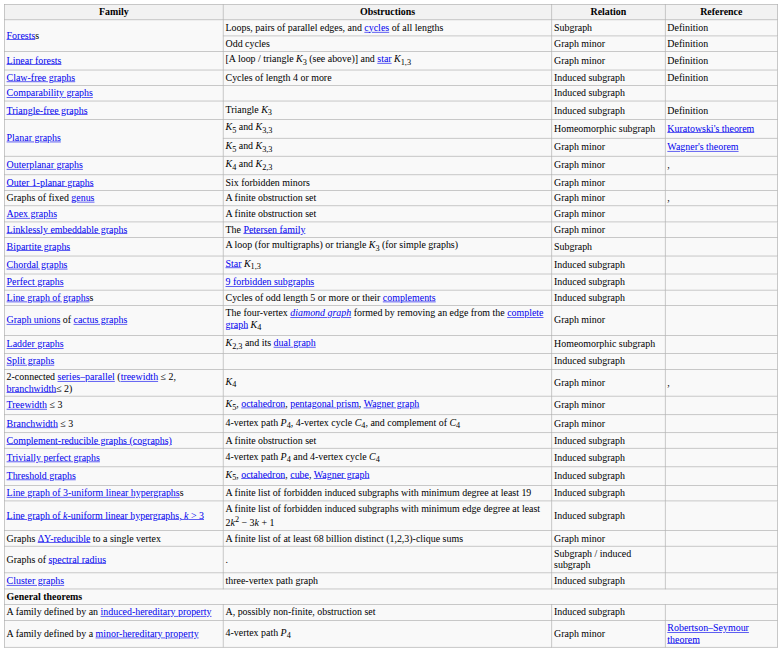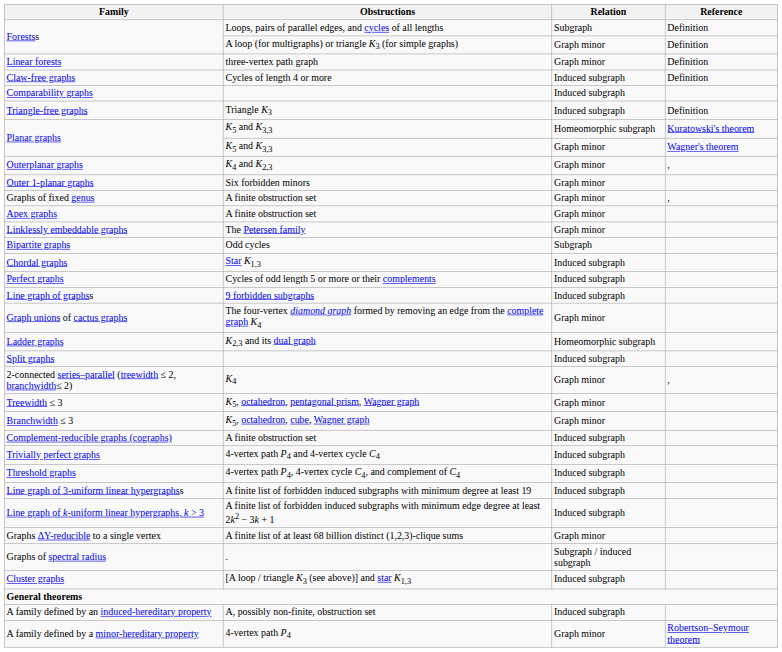(248, 43) Odd cycles -> (342, 45) A loop (for multigraphs) or triangle K3 (for simple graphs)
(318, 60) [A loop / triangle K3 (see above)] and star K1,3 -> (272, 62) three-vertex path graph
(342, 246) A loop (for multigraphs) or triangle K3 (for simple graphs) -> (248, 245) Odd cycles
(270, 282) 9 forbidden subgraphs -> (331, 279) Cycles of odd length 5 or more or their complements
(331, 297) Cycles of odd length 5 or more or their complements -> (270, 295) 9 forbidden subgraphs
(343, 423) 4-vertex path P4, 4-vertex cycle C4, and complement of C4 -> (297, 421) K5, octahedron, cube, Wagner graph
(297, 476) K5, octahedron, cube, Wagner graph -> (343, 473) 4-vertex path P4, 4-vertex cycle C4, and complement of C4
(272, 581) three-vertex path graph -> (318, 579) [A loop / triangle K3 (see above)] and star K1,3
